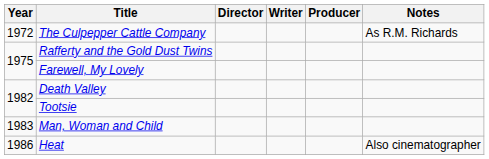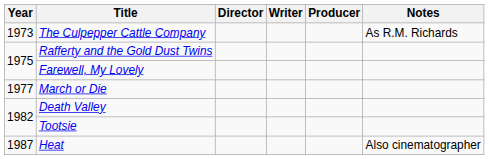(20, 32) 1972 -> (20, 32) 1973
+ row: (73, 88)
- row: (101, 126)
(20, 145) 1986 -> (20, 145) 1987
